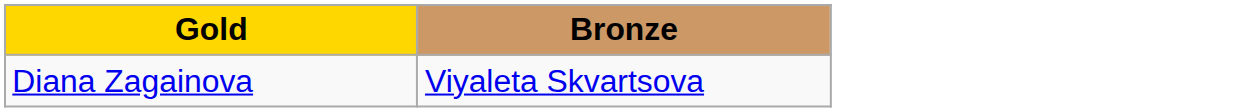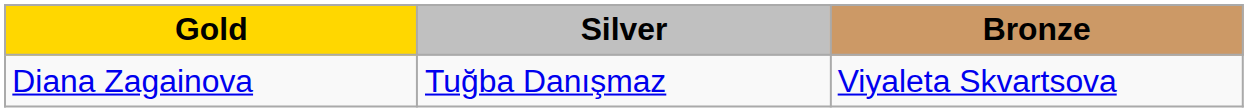+ column: (624, 29)
